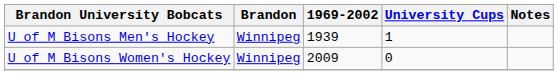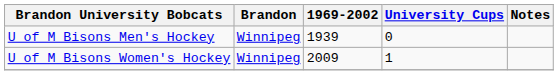(389, 37) 1 -> (389, 37) 0
(389, 59) 0 -> (389, 59) 1
